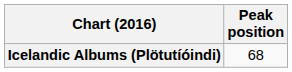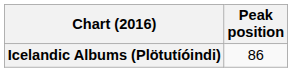(256, 55) 68 -> (256, 55) 86
